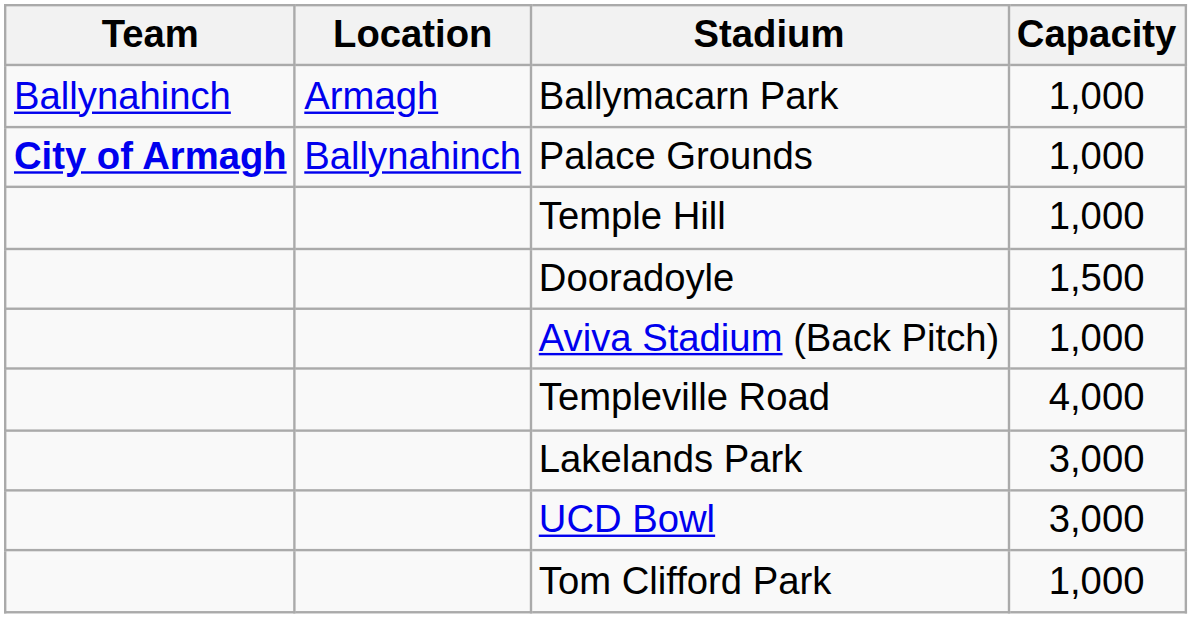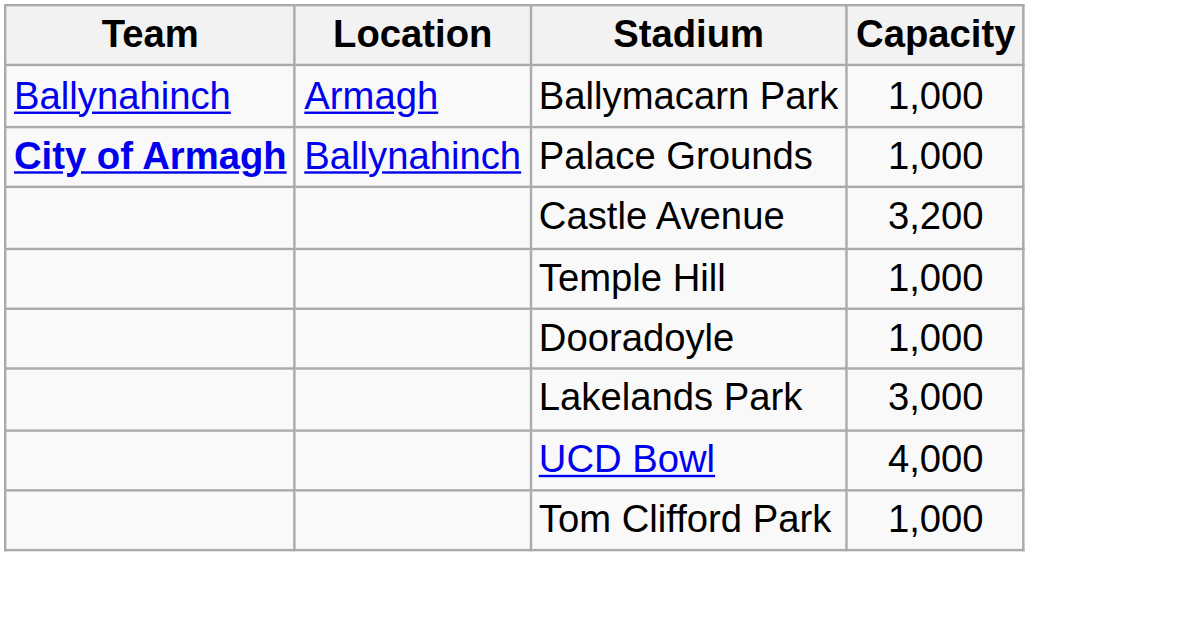+ row: (662, 216)
(1097, 277) 1,500 -> (936, 338) 1,000
- row: (769, 338)
- row: (684, 398)
(1097, 519) 3,000 -> (936, 459) 4,000
